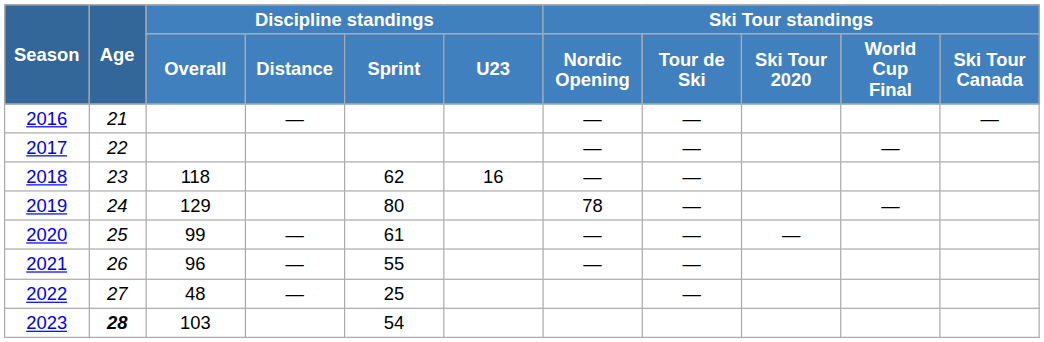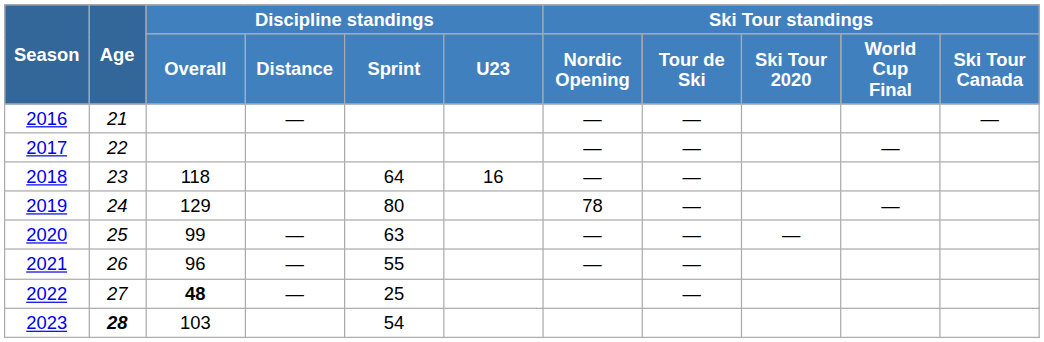(394, 177) 62 -> (394, 177) 64
(394, 235) 61 -> (394, 235) 63
(195, 293) normal -> (195, 293) bold
